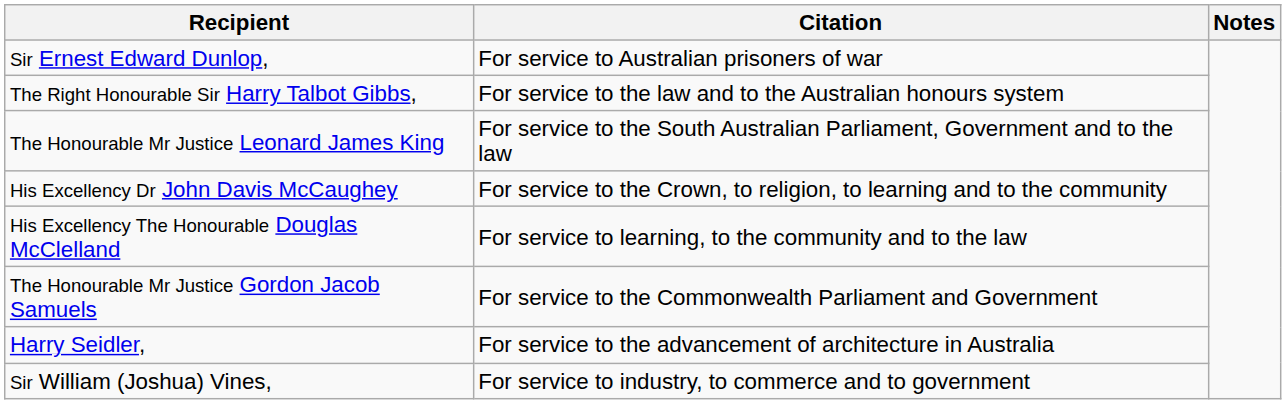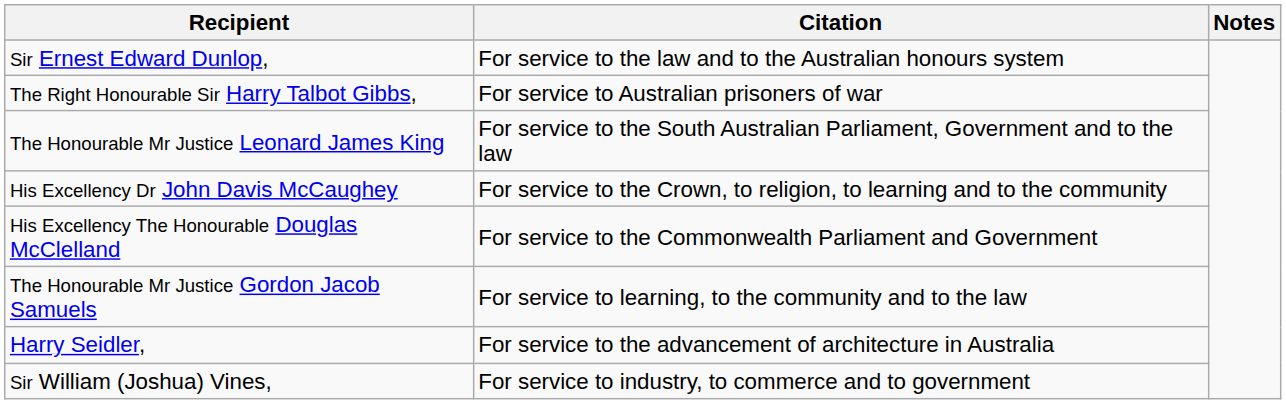(681, 58) For service to Australian prisoners of war -> (771, 58) For service to the law and to the Australian honours system
(771, 93) For service to the law and to the Australian honours system -> (681, 93) For service to Australian prisoners of war
(753, 237) For service to learning, to the community and to the law -> (788, 237) For service to the Commonwealth Parliament and Government
(788, 297) For service to the Commonwealth Parliament and Government -> (753, 297) For service to learning, to the community and to the law
